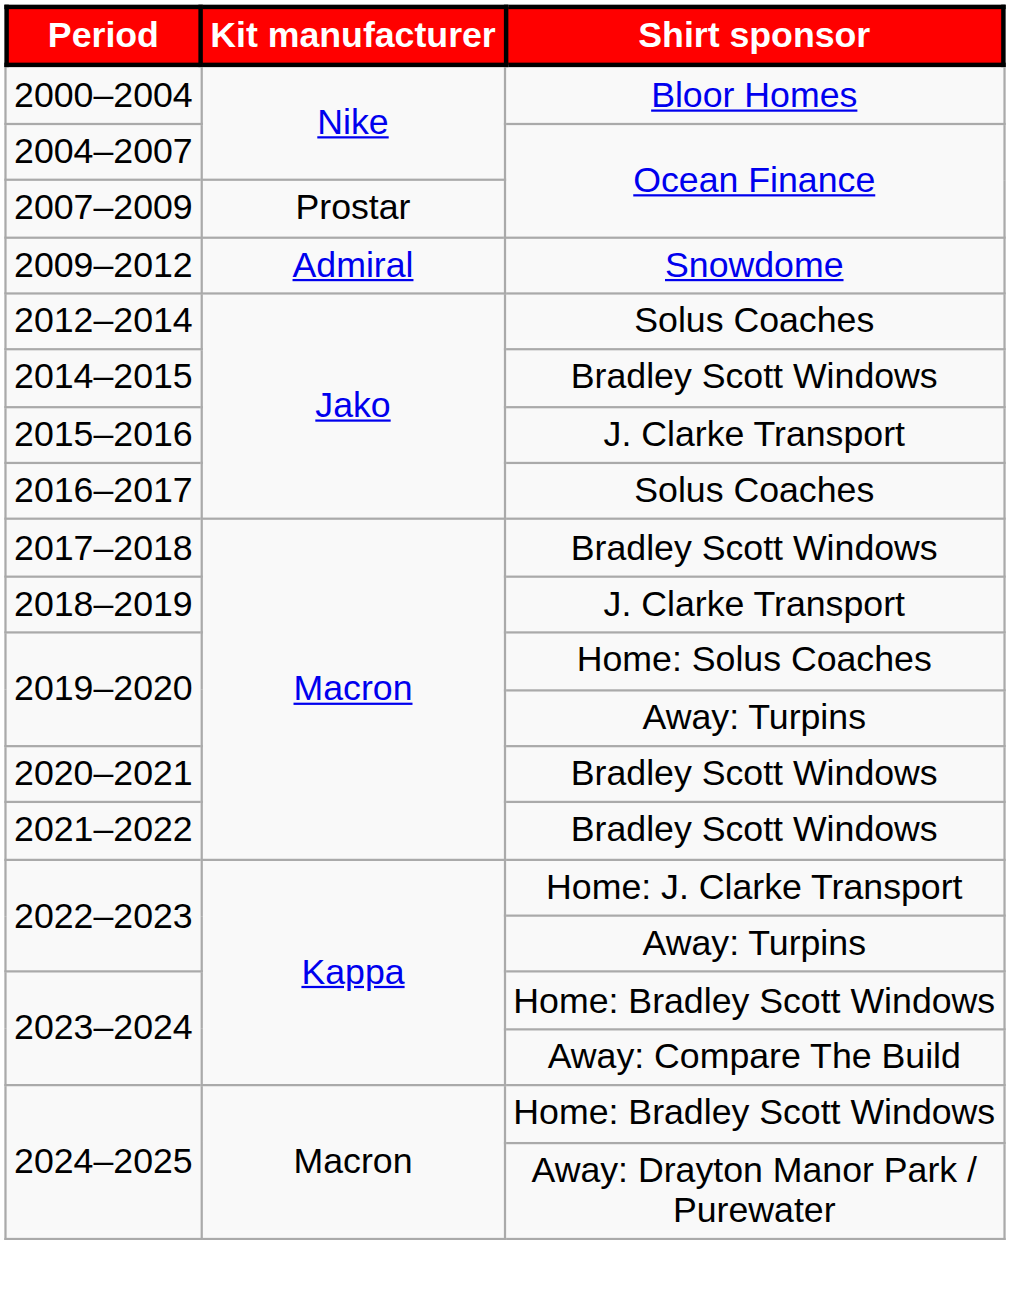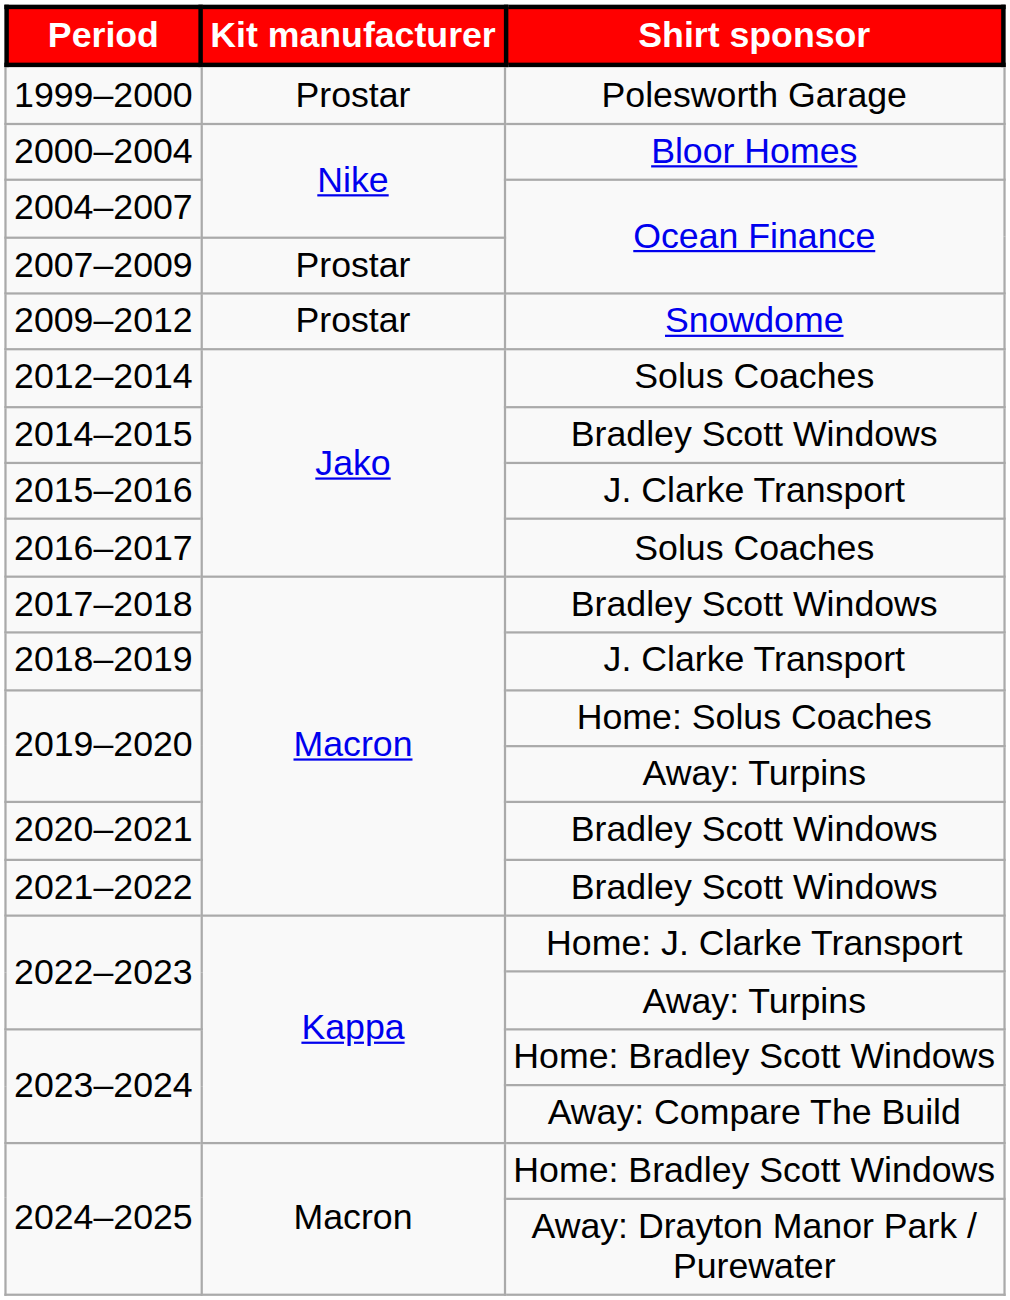+ row: (103, 94)
(353, 264) Admiral -> (353, 320) Prostar
